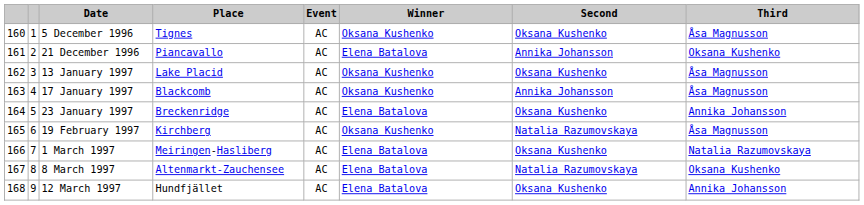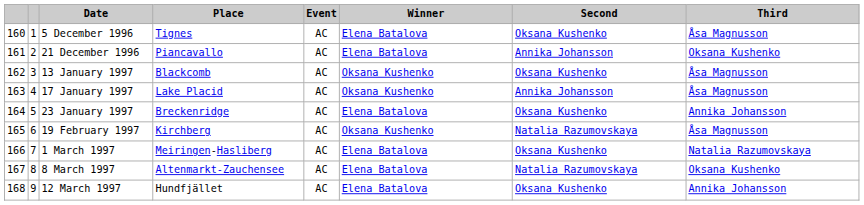(388, 33) Oksana Kushenko -> (385, 33) Elena Batalova
(189, 73) Lake Placid -> (183, 73) Blackcomb
(183, 92) Blackcomb -> (189, 92) Lake Placid
